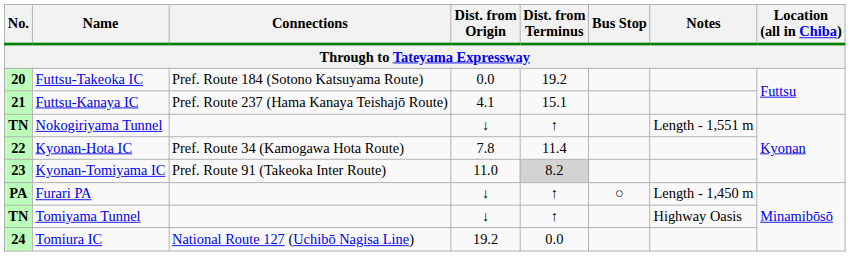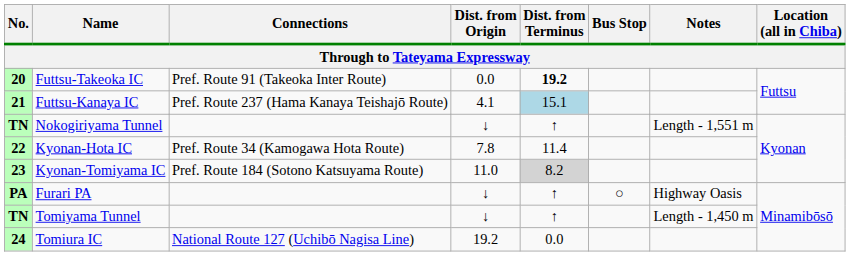(298, 79) Pref. Route 184 (Sotono Katsuyama Route) -> (279, 79) Pref. Route 91 (Takeoka Inter Route)
(554, 79) normal -> (554, 79) bold
(554, 102) no background -> (554, 102) lightblue background
(279, 170) Pref. Route 91 (Takeoka Inter Route) -> (298, 170) Pref. Route 184 (Sotono Katsuyama Route)
(703, 193) Length - 1,450 m -> (698, 193) Highway Oasis
(698, 216) Highway Oasis -> (703, 216) Length - 1,450 m
